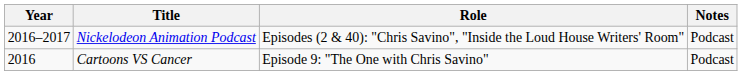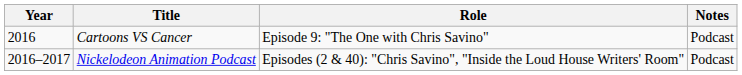rows swapped: (134, 59) <-> (166, 37)
